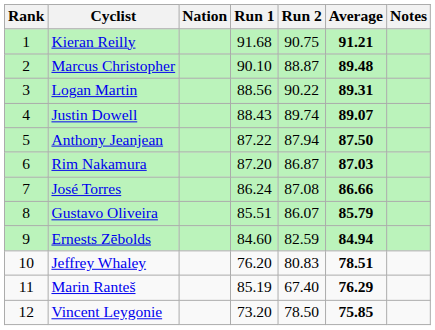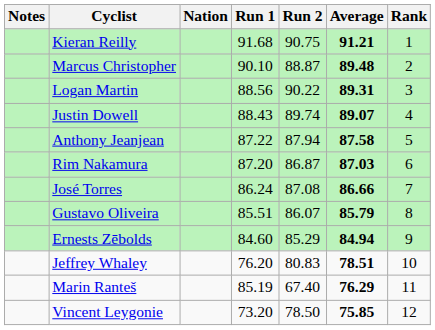columns swapped: (26, 16) <-> (409, 16)
(356, 139) 87.50 -> (357, 139) 87.58
(302, 238) 82.59 -> (302, 238) 85.29
